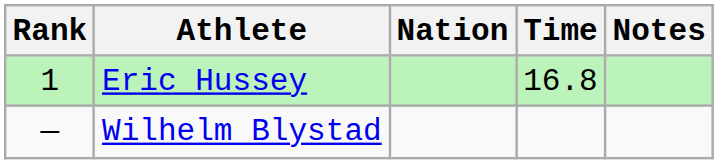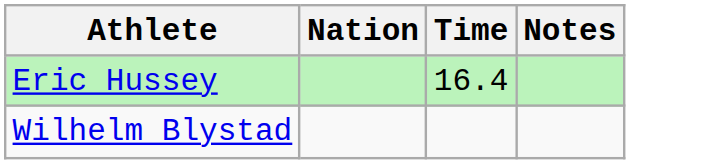- column: (50, 31)
(560, 81) 16.8 -> (471, 81) 16.4
